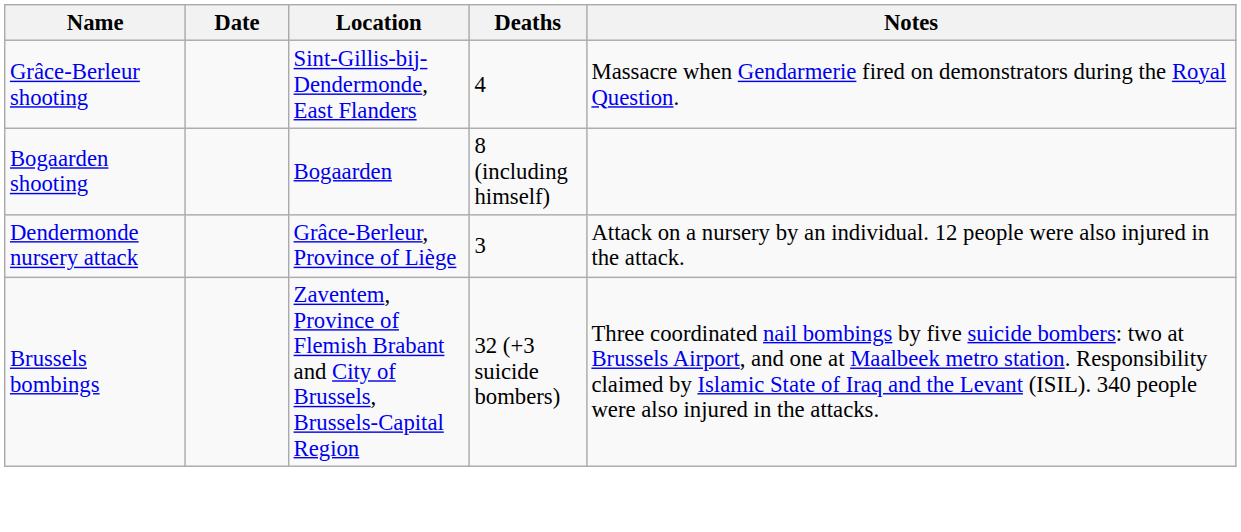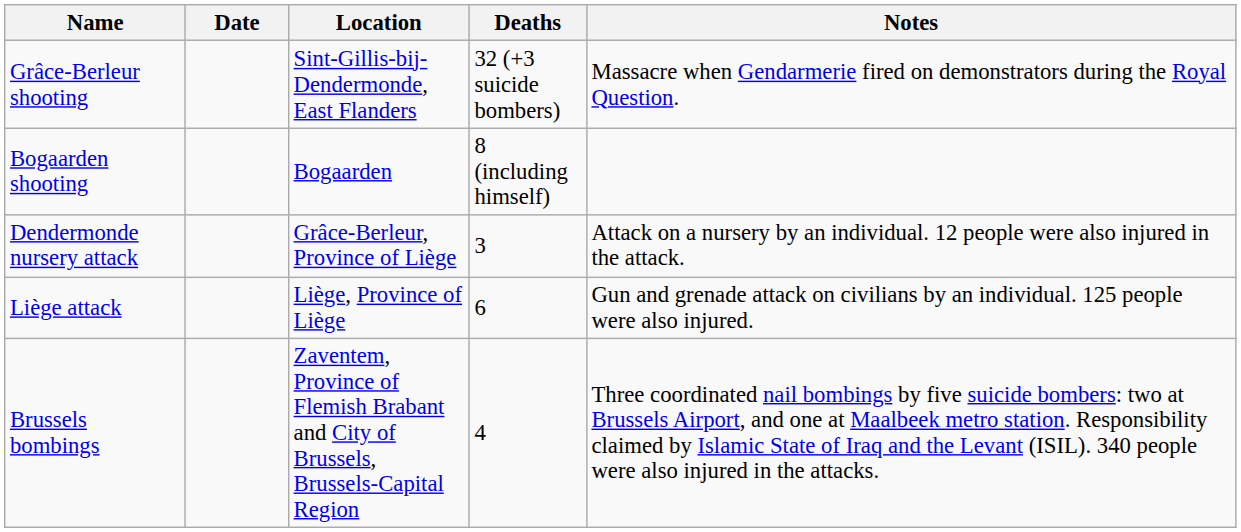(480, 84) 4 -> (517, 84) 32 (+3 suicide bombers)
+ row: (66, 307)
(517, 371) 32 (+3 suicide bombers) -> (480, 432) 4
